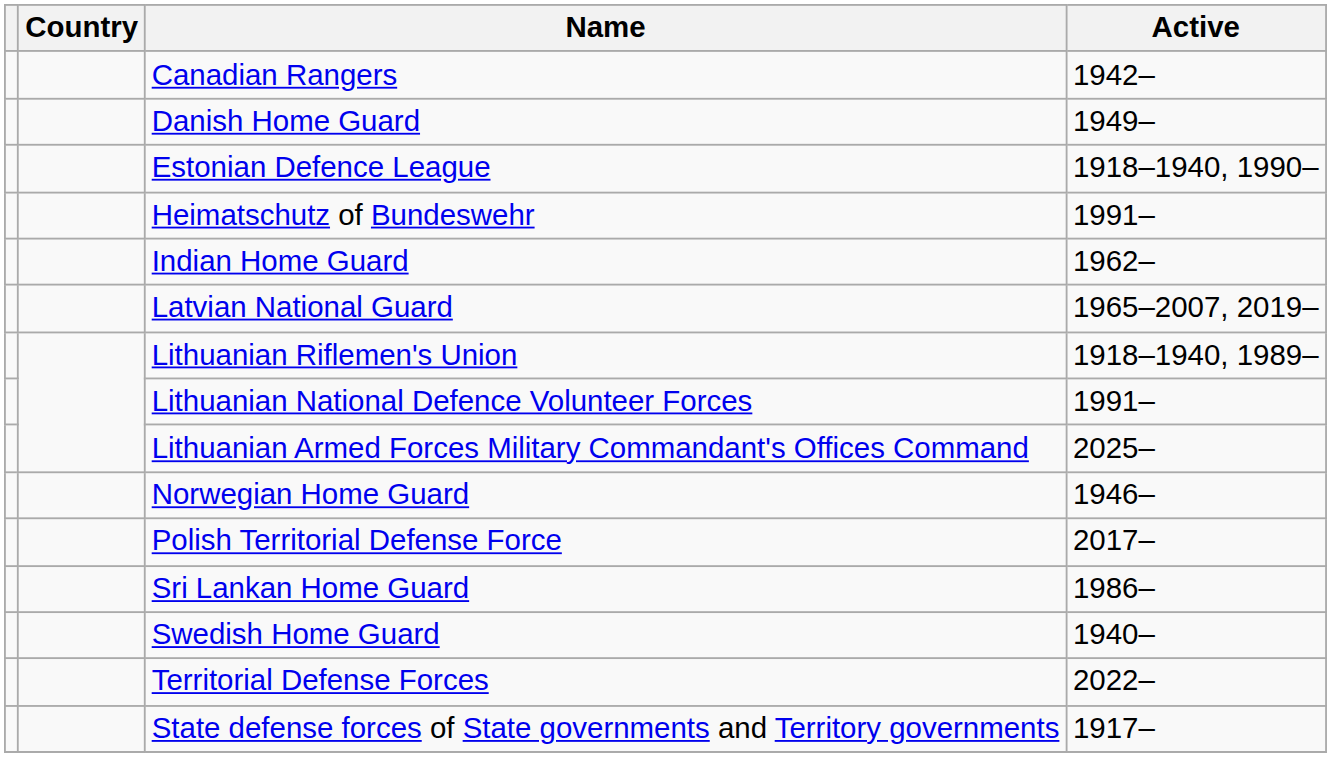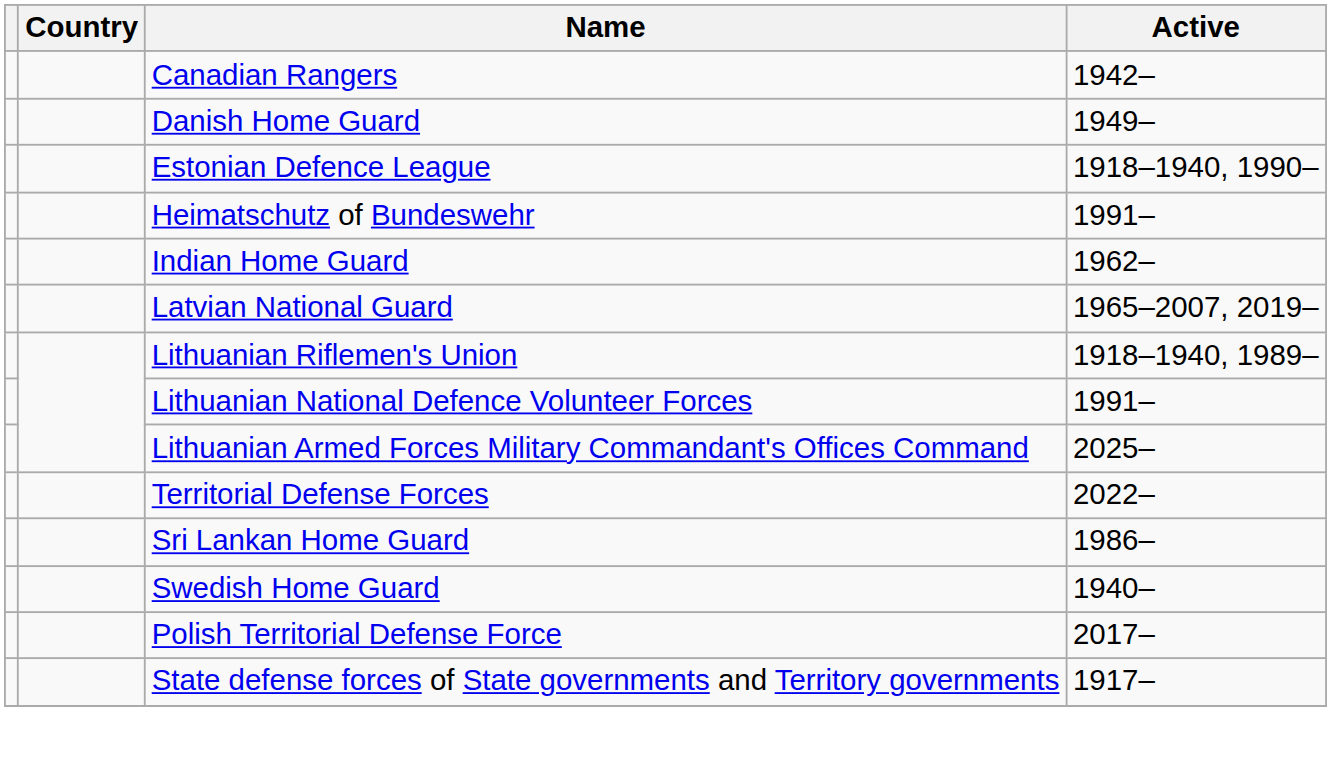- row: (310, 494)
rows swapped: (357, 541) <-> (320, 681)
